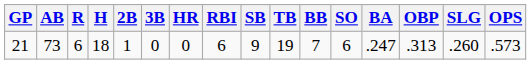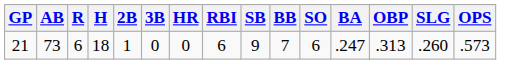- column: (285, 18)
